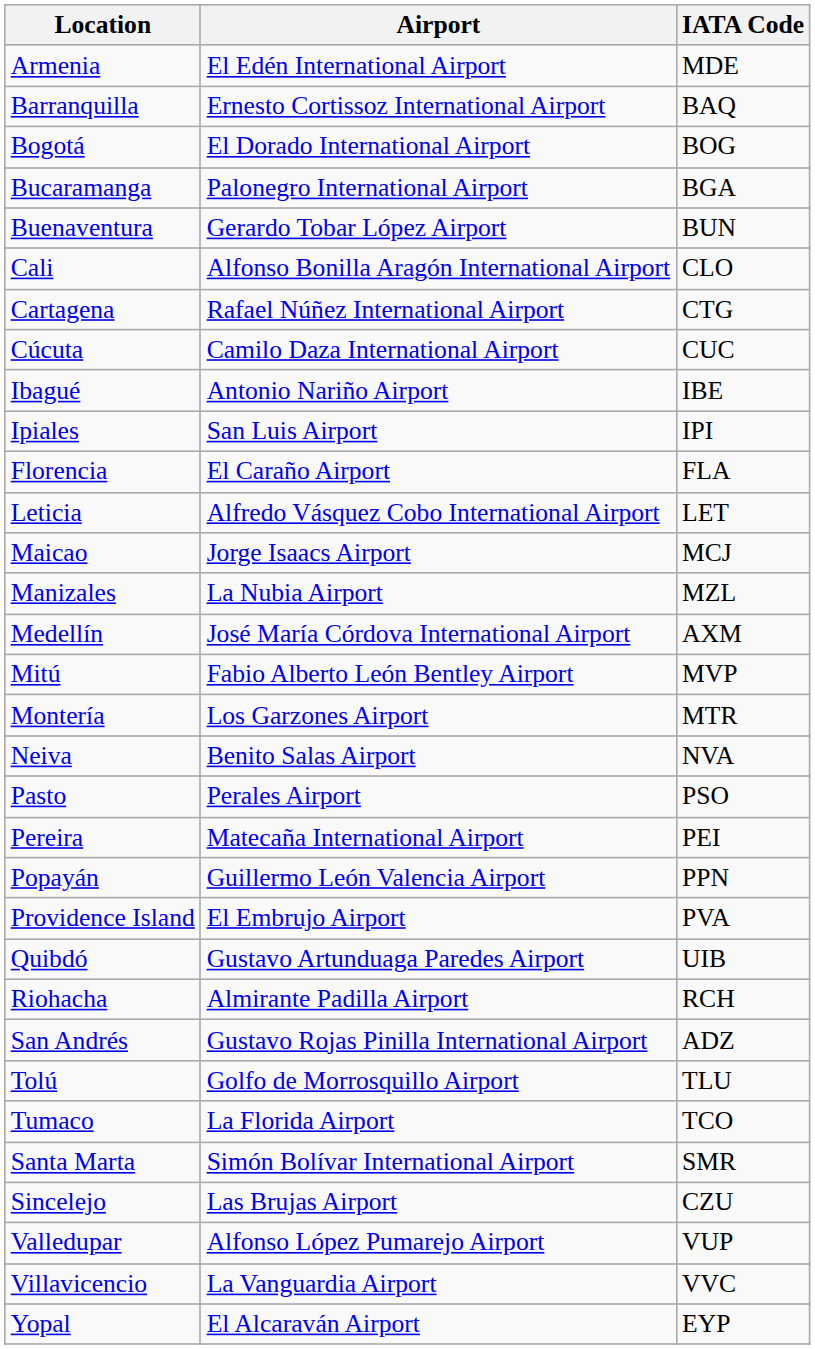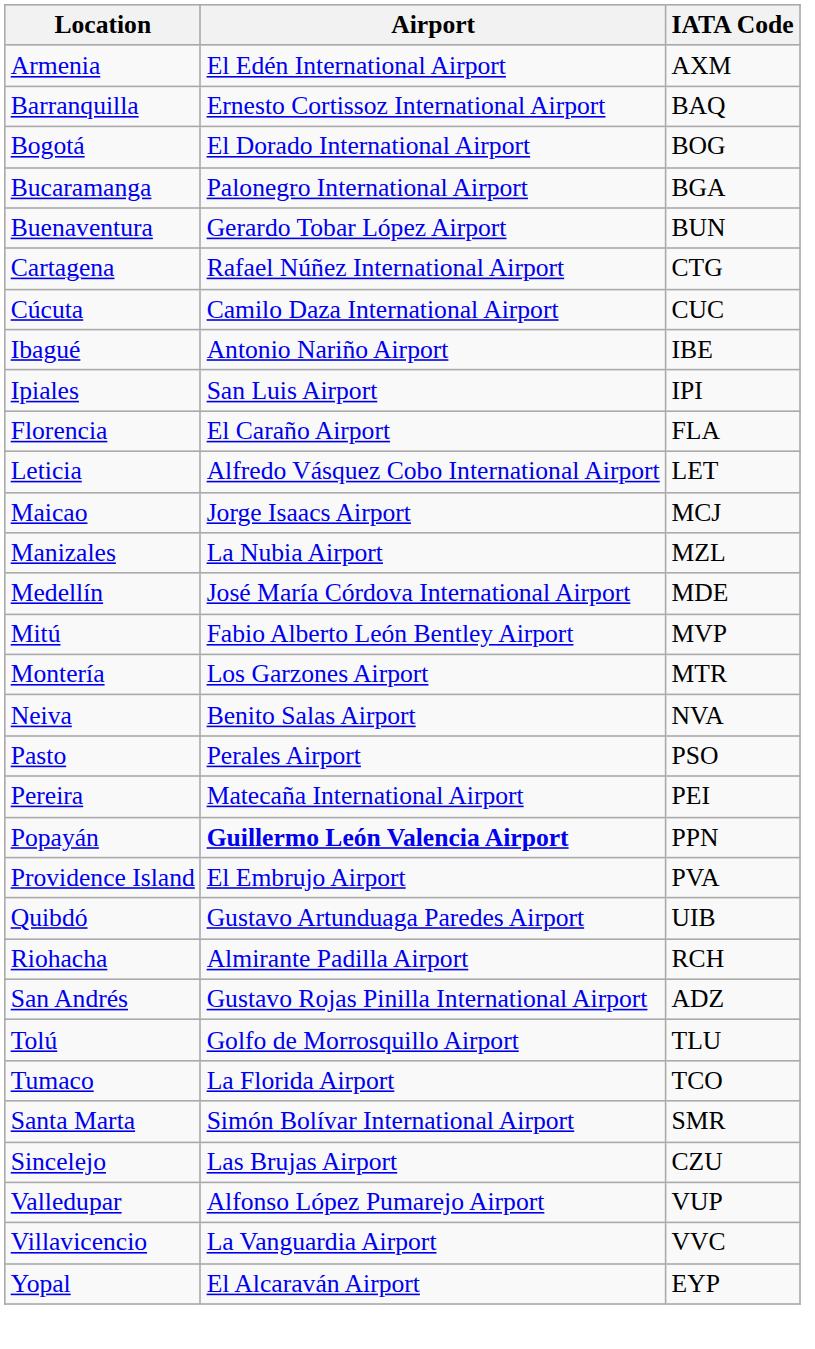(710, 65) MDE -> (701, 65) AXM
- row: (32, 268)
(712, 633) AXM -> (700, 593) MDE
(376, 877) normal -> (388, 836) bold
